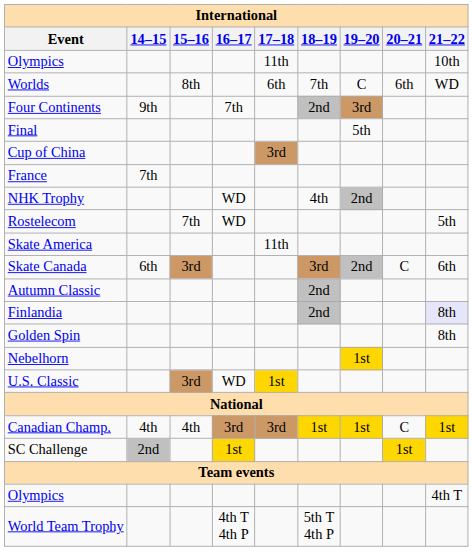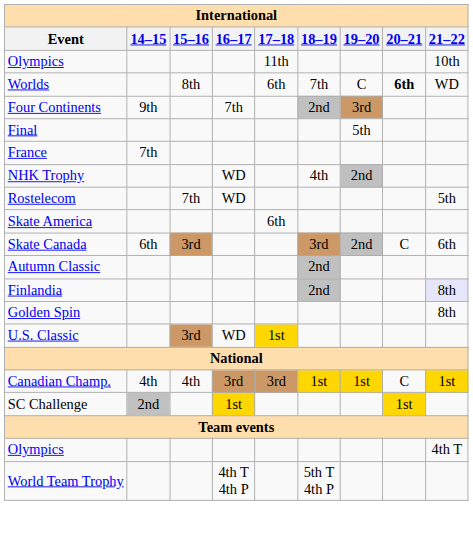(404, 84) normal -> (404, 84) bold
- row: (47, 152)
(276, 244) 11th -> (276, 221) 6th
- row: (38, 358)
